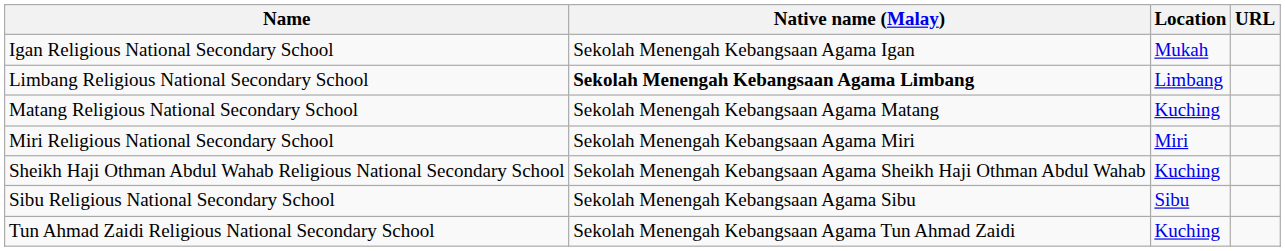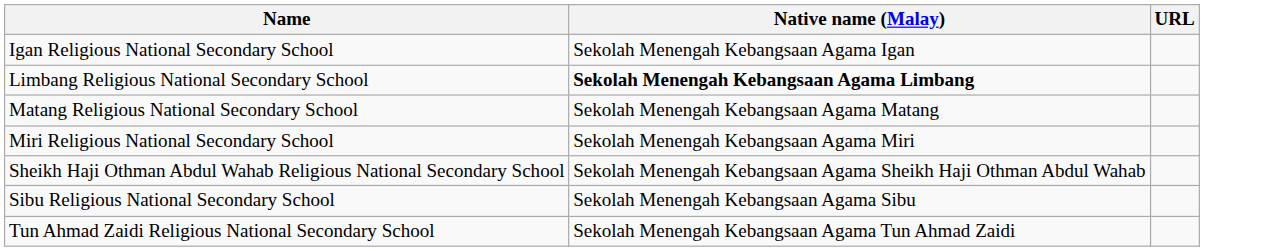- column: (1190, 19)
